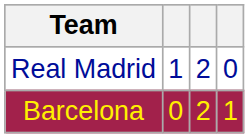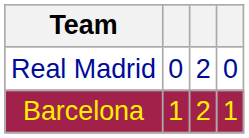(176, 68) 1 -> (176, 68) 0
(176, 111) 0 -> (176, 111) 1
